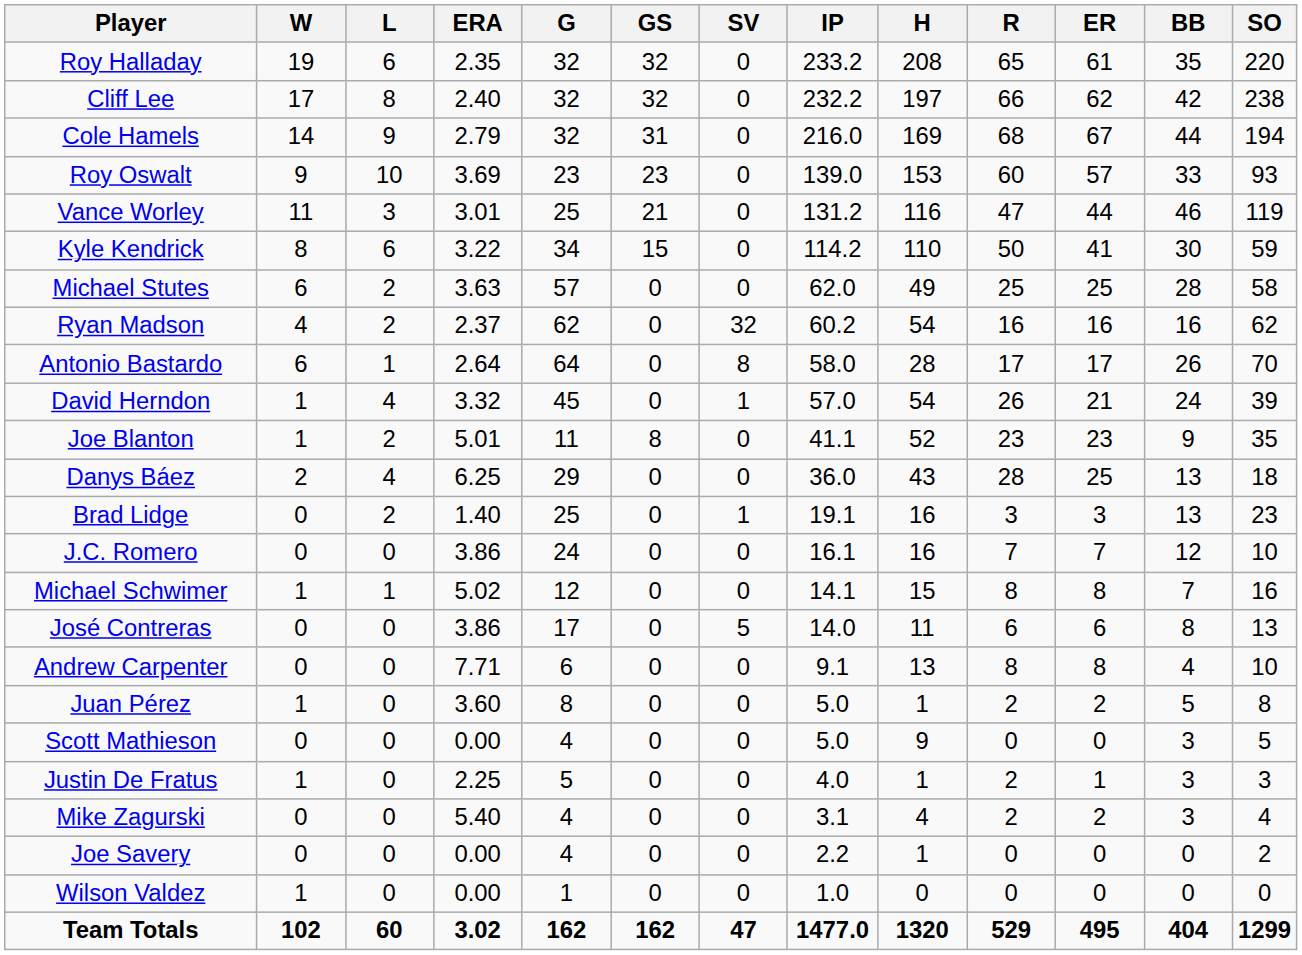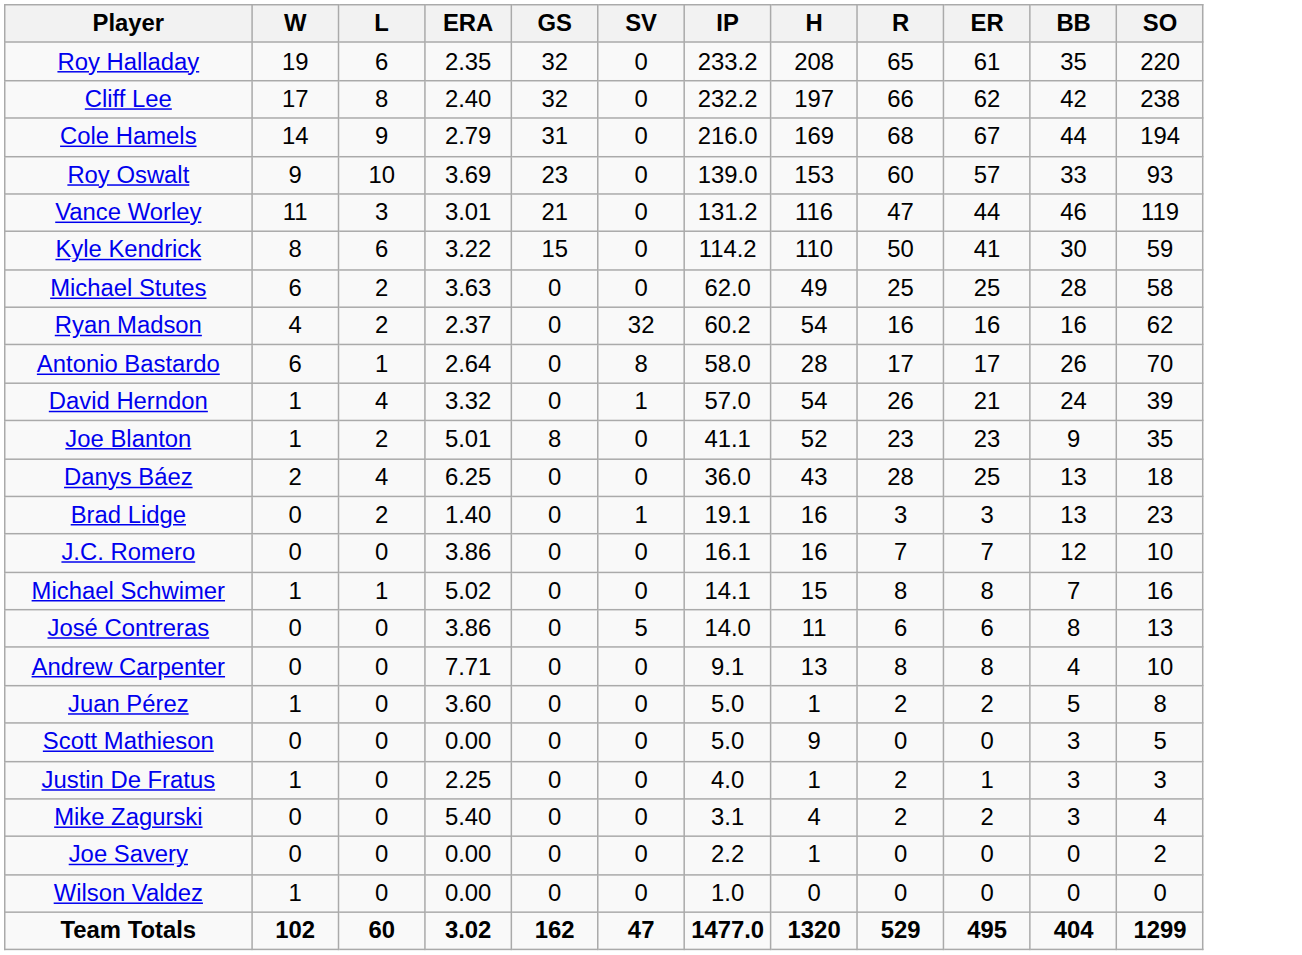- column: (566, 23)
